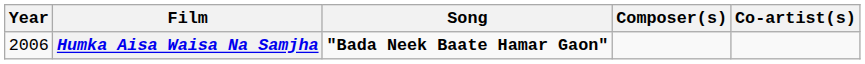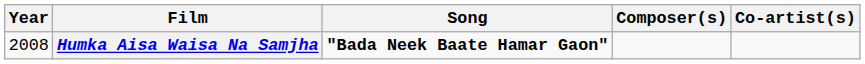(29, 46) 2006 -> (29, 46) 2008
